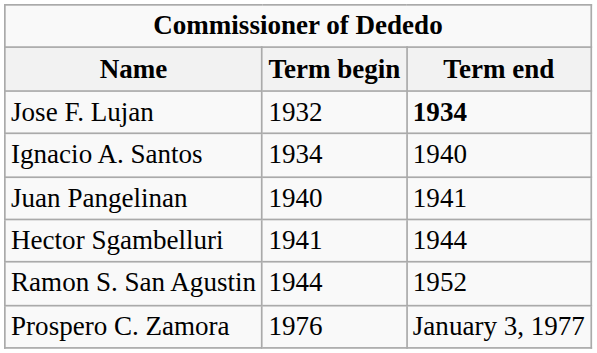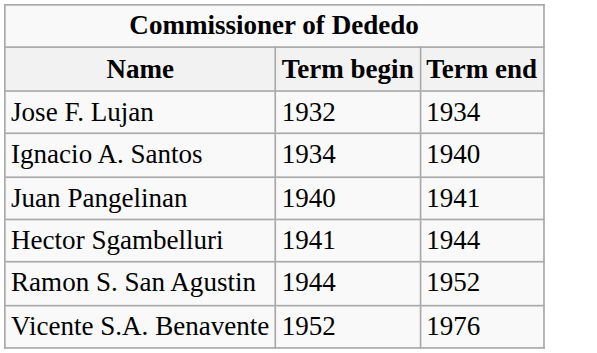(440, 111) bold -> (453, 111) normal
+ row: (140, 326)
- row: (120, 326)
